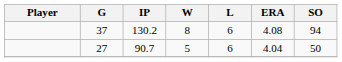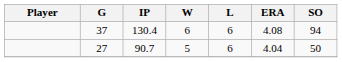(144, 30) 130.2 -> (144, 30) 130.4
(187, 30) 8 -> (187, 30) 6
